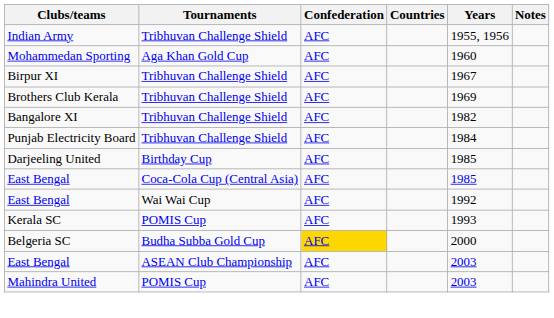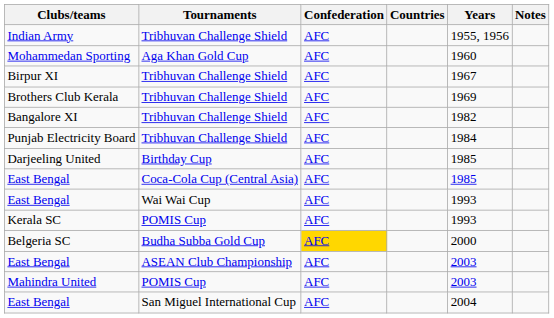(464, 199) 1992 -> (464, 199) 1993
+ row: (39, 302)
